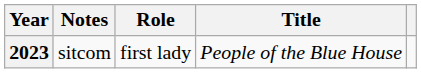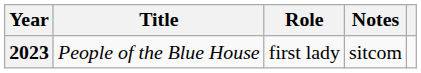columns swapped: (301, 20) <-> (84, 20)
